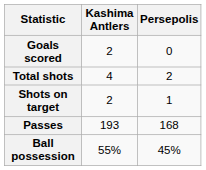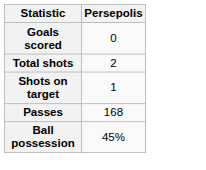- column: (110, 20)
